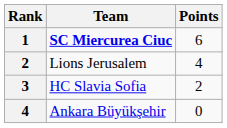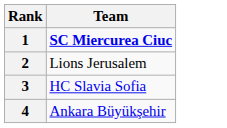- column: (199, 16)
